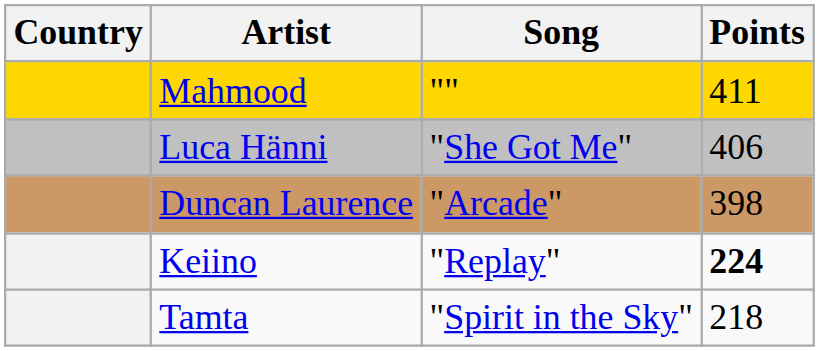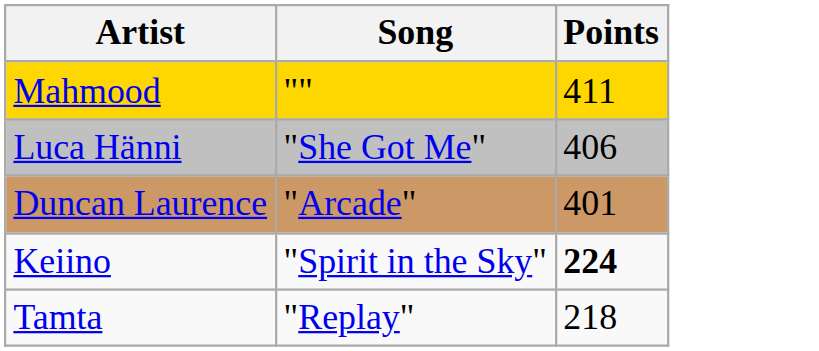- column: (78, 32)
(736, 203) 398 -> (590, 203) 401
(495, 260) "Replay" -> (415, 260) "Spirit in the Sky"
(561, 317) "Spirit in the Sky" -> (349, 317) "Replay"
